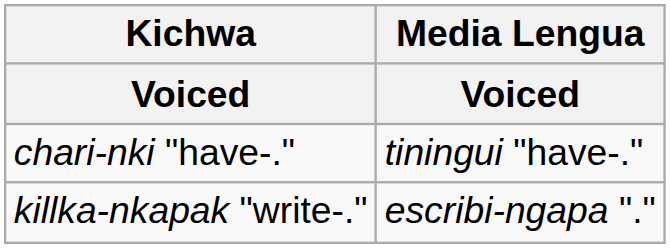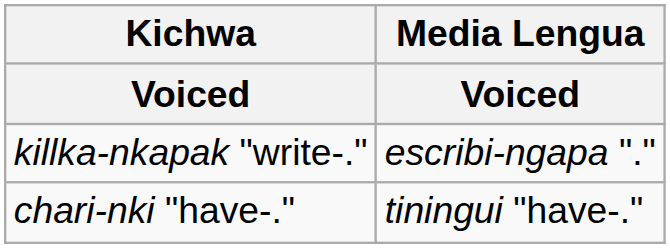rows swapped: (154, 152) <-> (191, 211)
